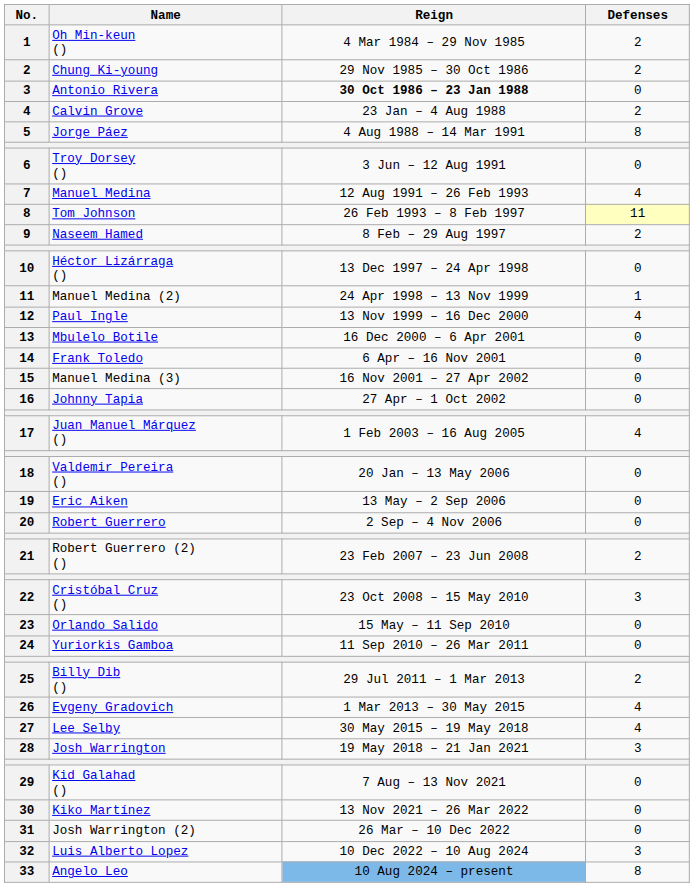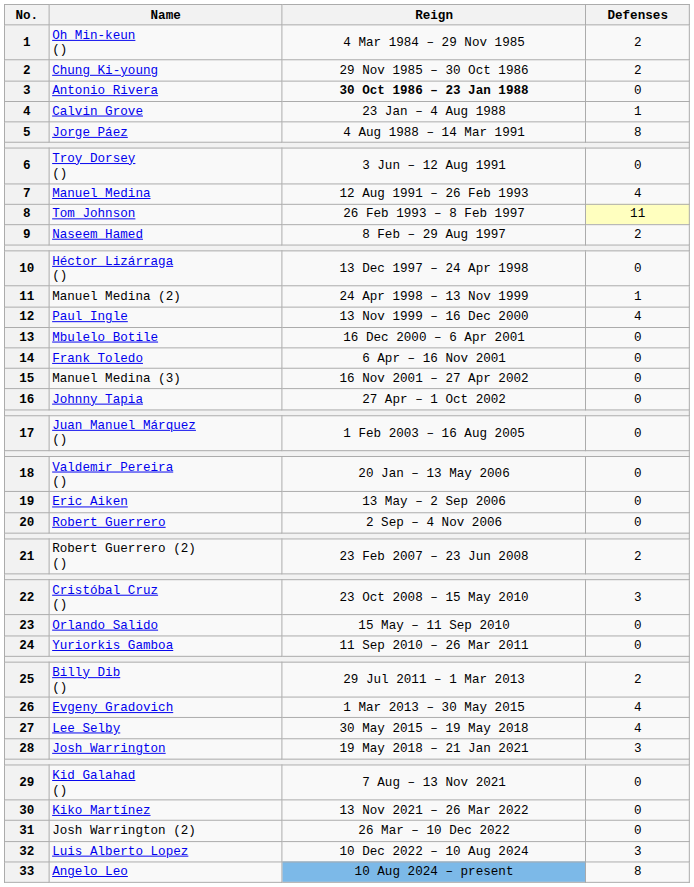(638, 112) 2 -> (638, 112) 1
(638, 433) 4 -> (638, 433) 0
